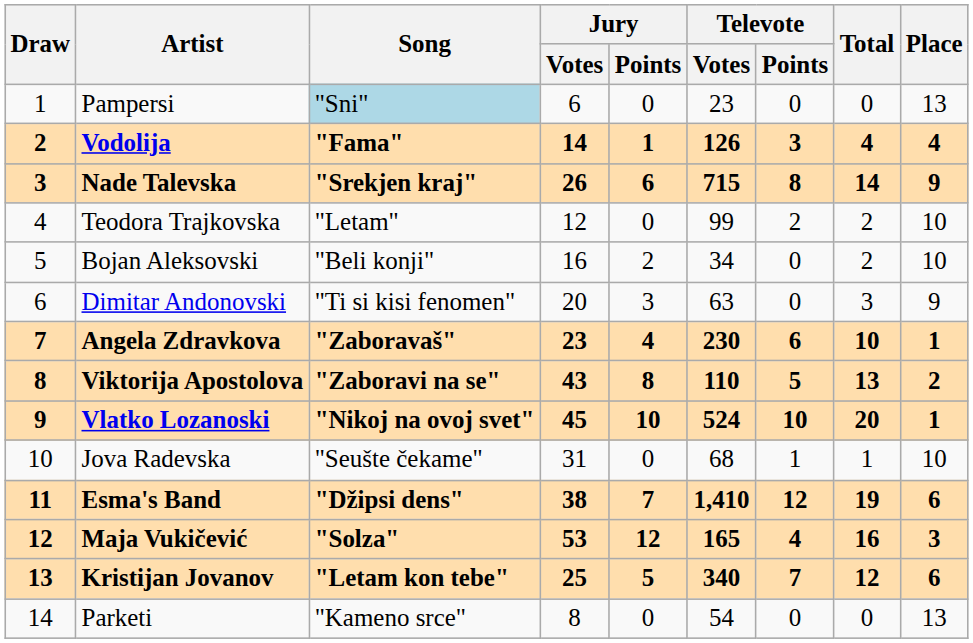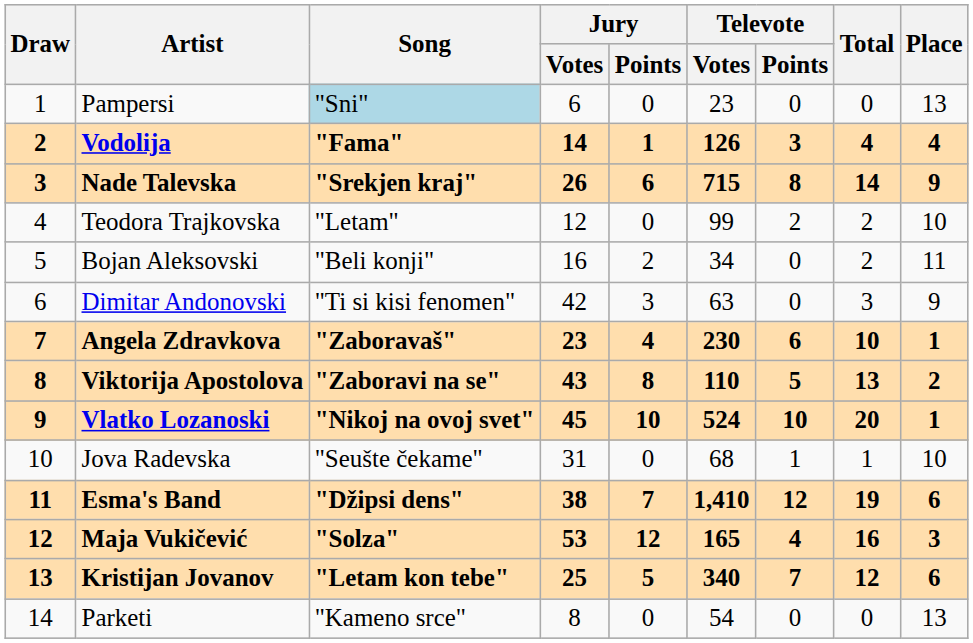(934, 261) 10 -> (934, 261) 11
(575, 301) 20 -> (575, 301) 42
